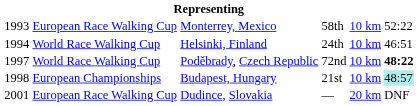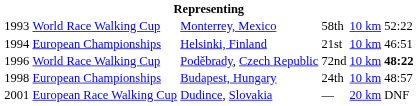(105, 26) European Race Walking Cup -> (96, 26) World Race Walking Cup
(96, 43) World Race Walking Cup -> (97, 43) European Championships
(333, 43) 24th -> (332, 43) 21st
(17, 60) 1997 -> (17, 60) 1996
(332, 78) 21st -> (333, 78) 24th
(398, 78) paleturquoise background -> (398, 78) no background
